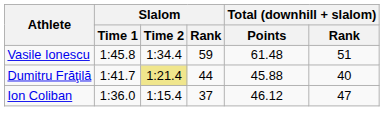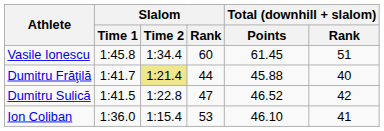(206, 55) 59 -> (206, 55) 60
(267, 55) 61.48 -> (267, 55) 61.45
+ row: (49, 96)
(206, 96) 37 -> (206, 116) 53
(267, 96) 46.12 -> (267, 116) 46.10
(344, 96) 47 -> (344, 116) 41
